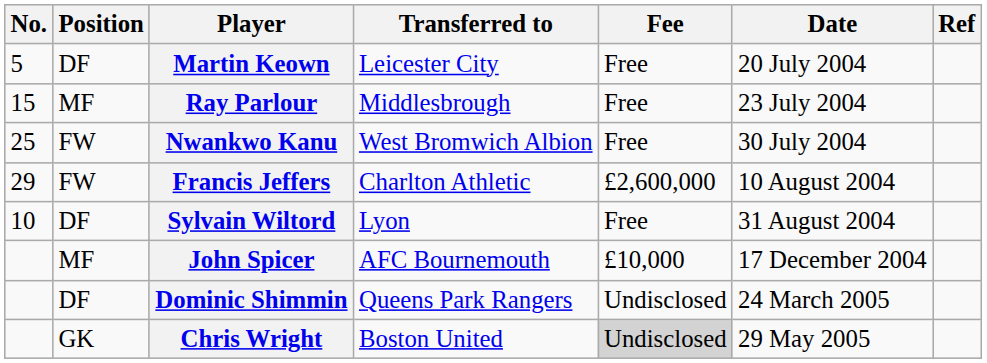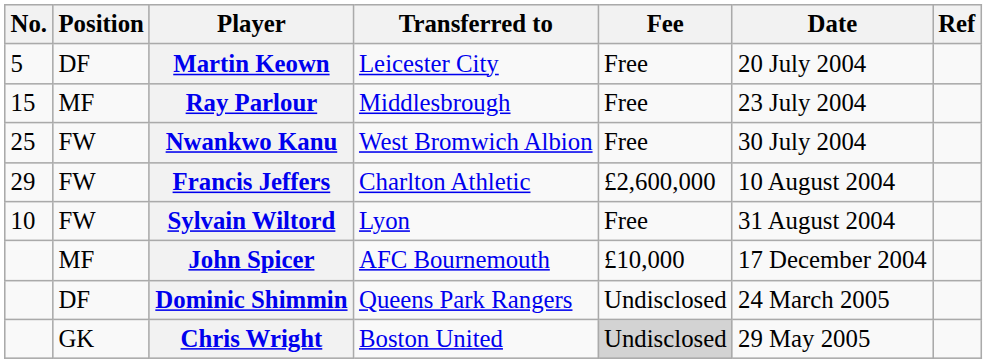(74, 220) DF -> (77, 220) FW
